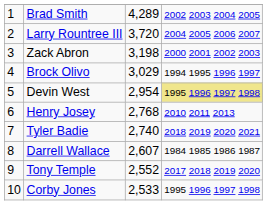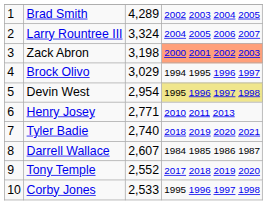(144, 33) 3,720 -> (144, 33) 3,324
(212, 53) no background -> (212, 53) lightsalmon background
(144, 111) 2,768 -> (144, 111) 2,771
